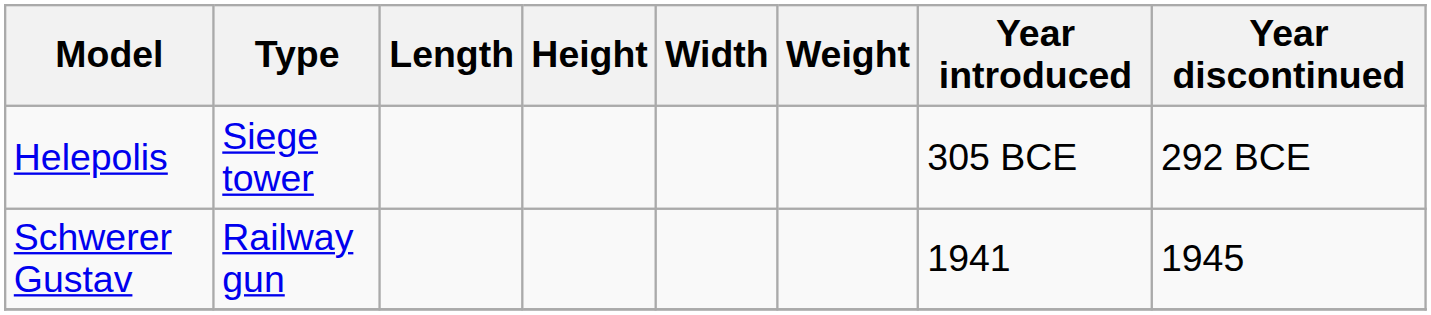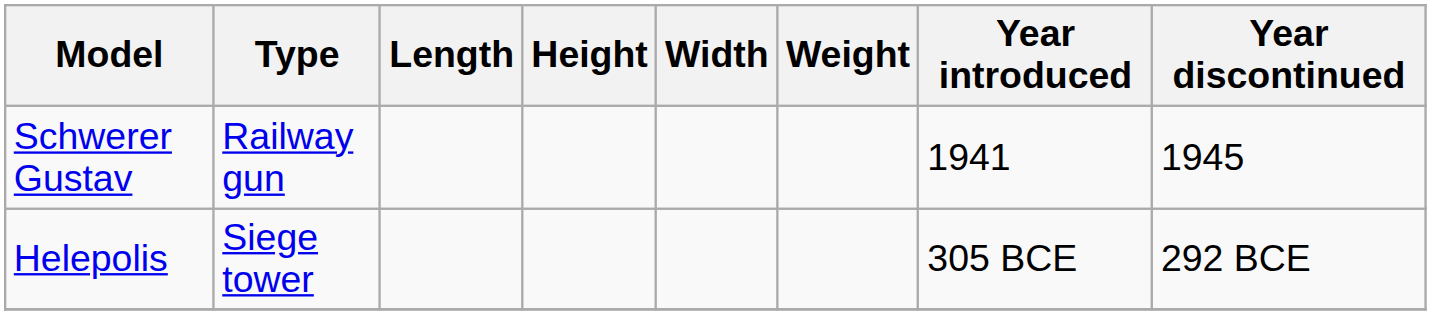rows swapped: (93, 258) <-> (91, 156)
